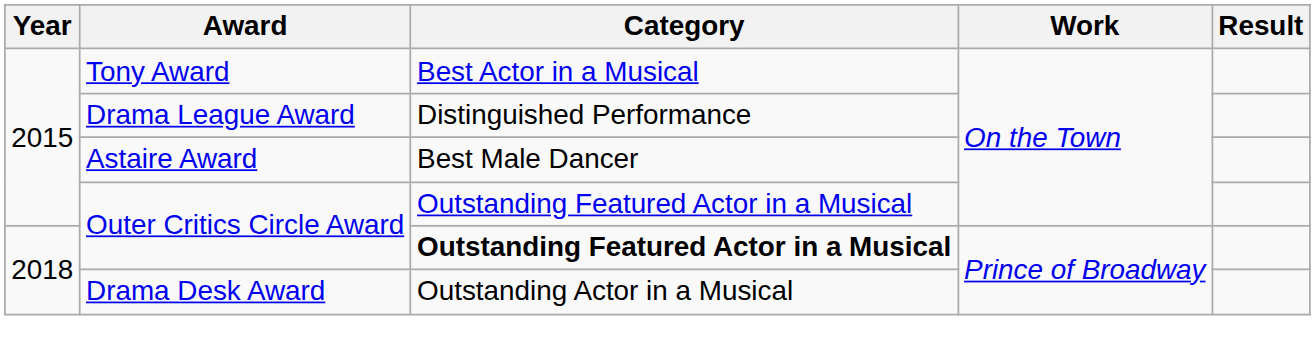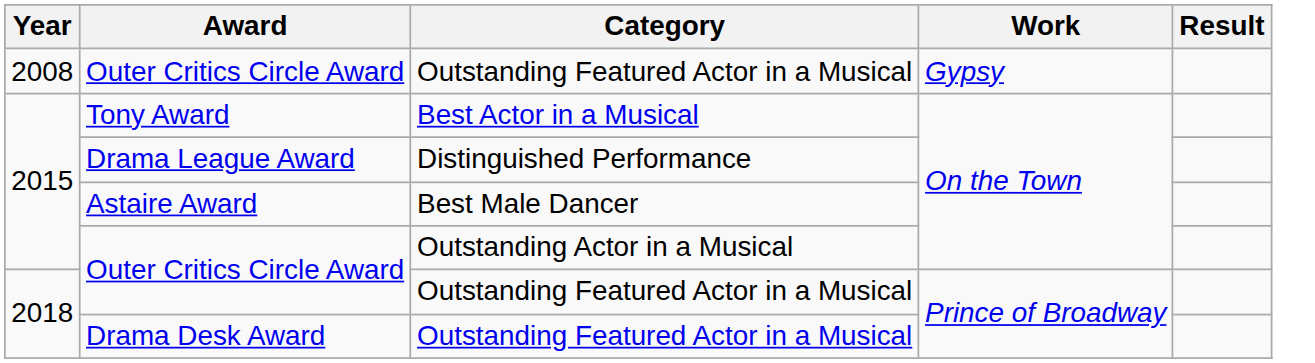+ row: (42, 70)
(665, 203) Outstanding Featured Actor in a Musical -> (605, 247) Outstanding Actor in a Musical
(684, 247) bold -> (665, 291) normal
(605, 291) Outstanding Actor in a Musical -> (665, 335) Outstanding Featured Actor in a Musical
